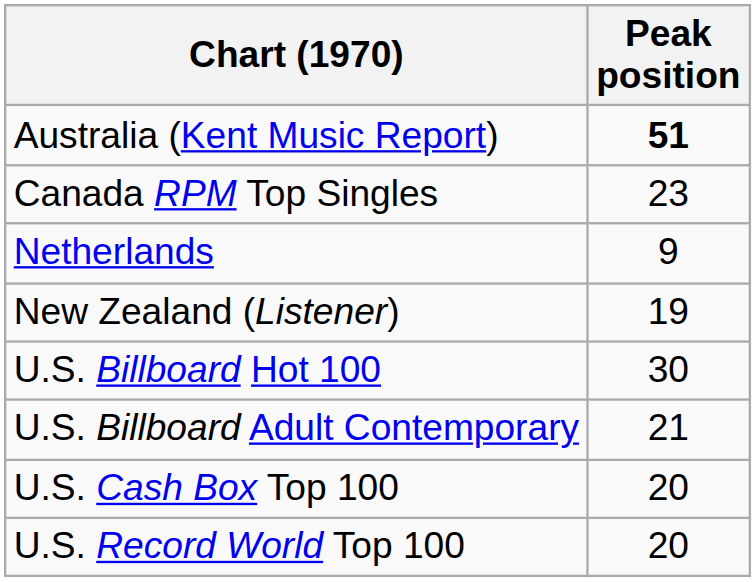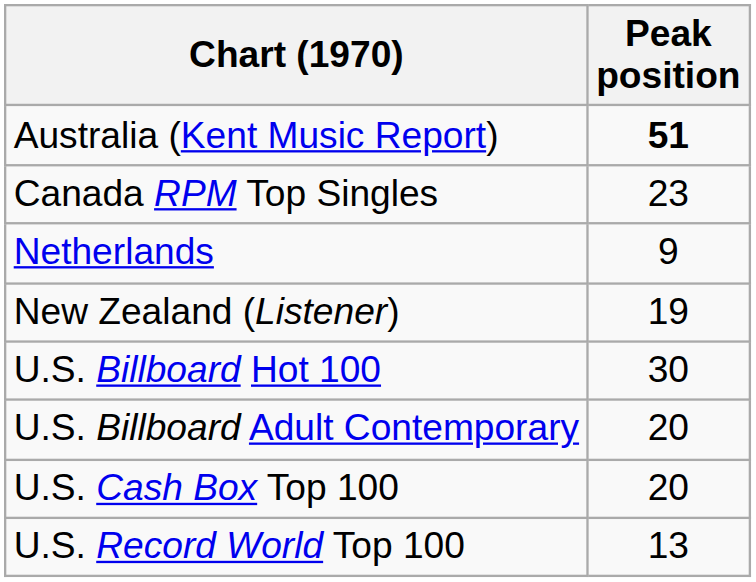(668, 428) 21 -> (668, 428) 20
(668, 546) 20 -> (668, 546) 13
